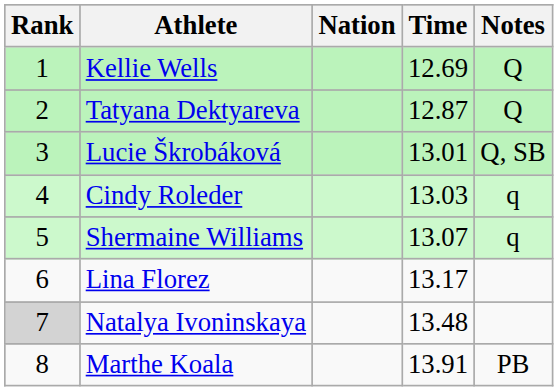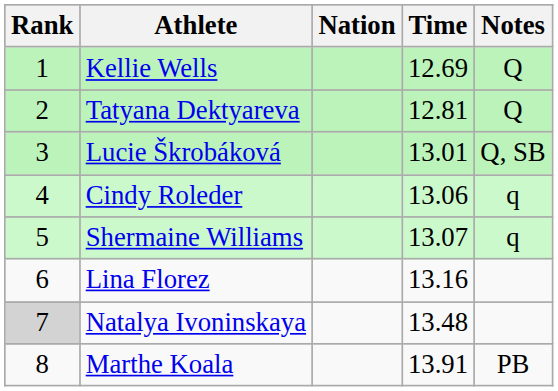(438, 110) 12.87 -> (438, 110) 12.81
(438, 195) 13.03 -> (438, 195) 13.06
(438, 279) 13.17 -> (438, 279) 13.16
